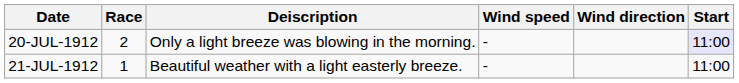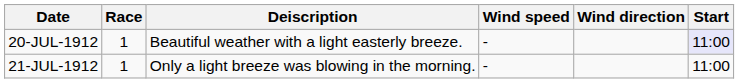(124, 42) 2 -> (124, 42) 1
(313, 42) Only a light breeze was blowing in the morning. -> (306, 42) Beautiful weather with a light easterly breeze.
(306, 66) Beautiful weather with a light easterly breeze. -> (313, 66) Only a light breeze was blowing in the morning.
